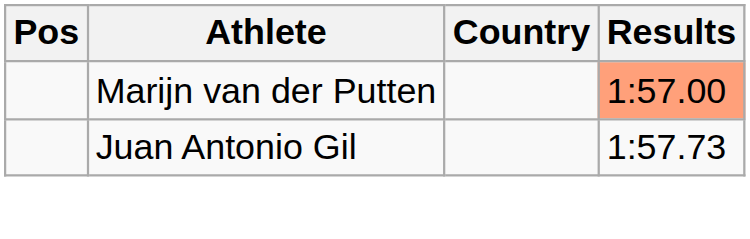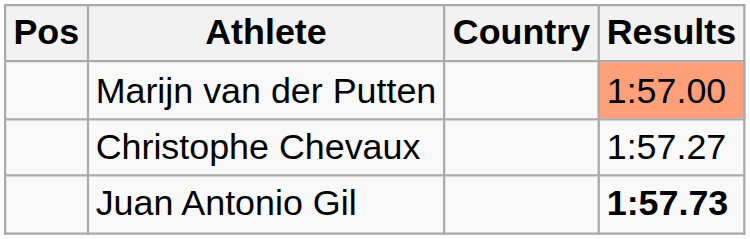+ row: (258, 146)
(666, 146) normal -> (667, 203) bold
